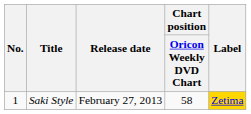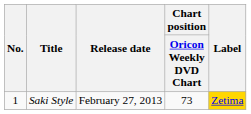(187, 100) 58 -> (187, 100) 73
